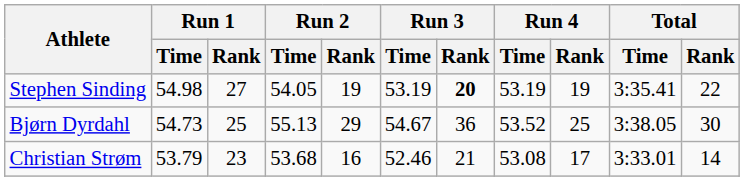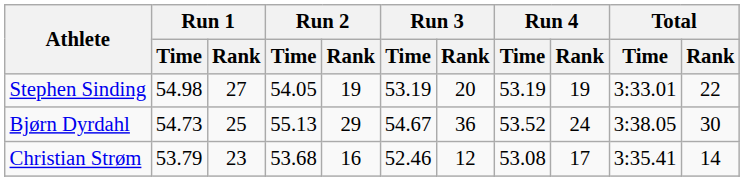(465, 90) bold -> (465, 90) normal
(645, 90) 3:35.41 -> (645, 90) 3:33.01
(580, 124) 25 -> (580, 124) 24
(465, 158) 21 -> (465, 158) 12
(645, 158) 3:33.01 -> (645, 158) 3:35.41
